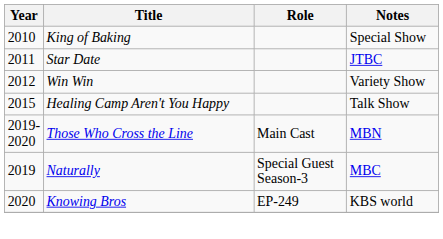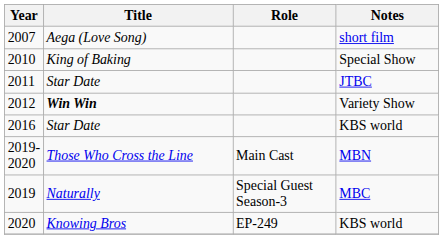+ row: (22, 37)
(70, 81) normal -> (72, 103) bold
- row: (22, 103)
+ row: (22, 125)
